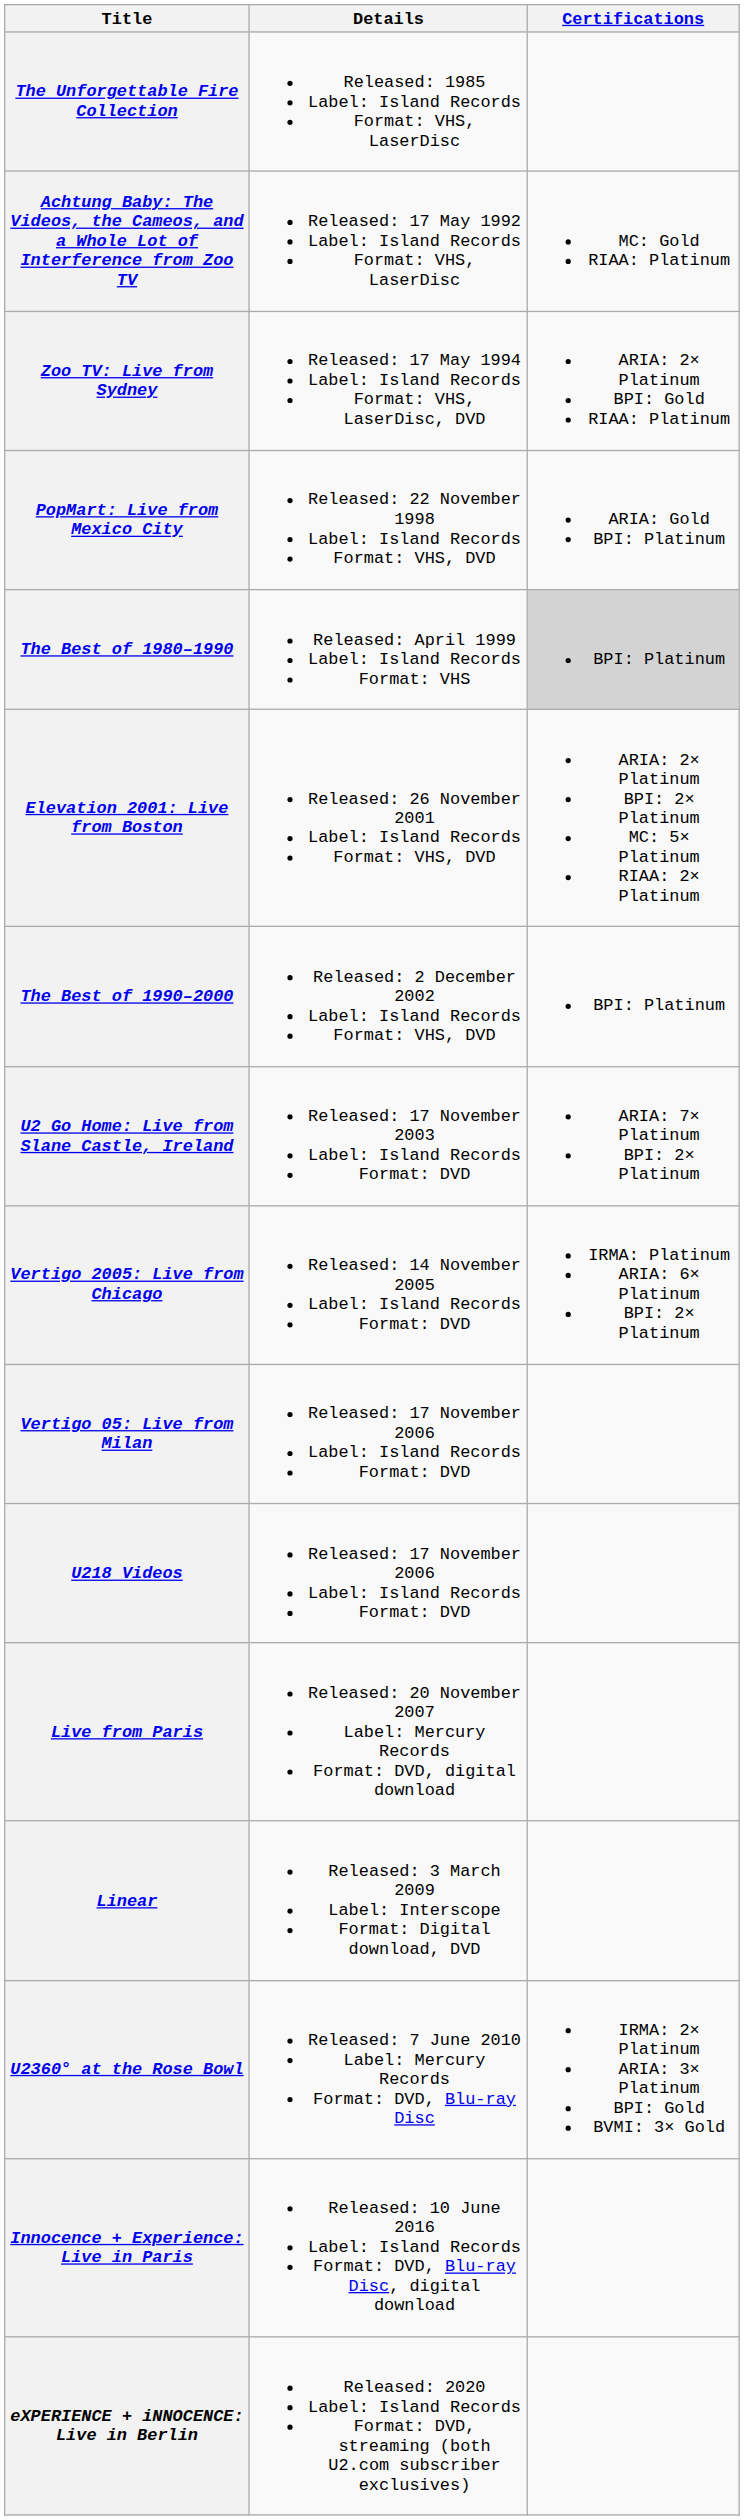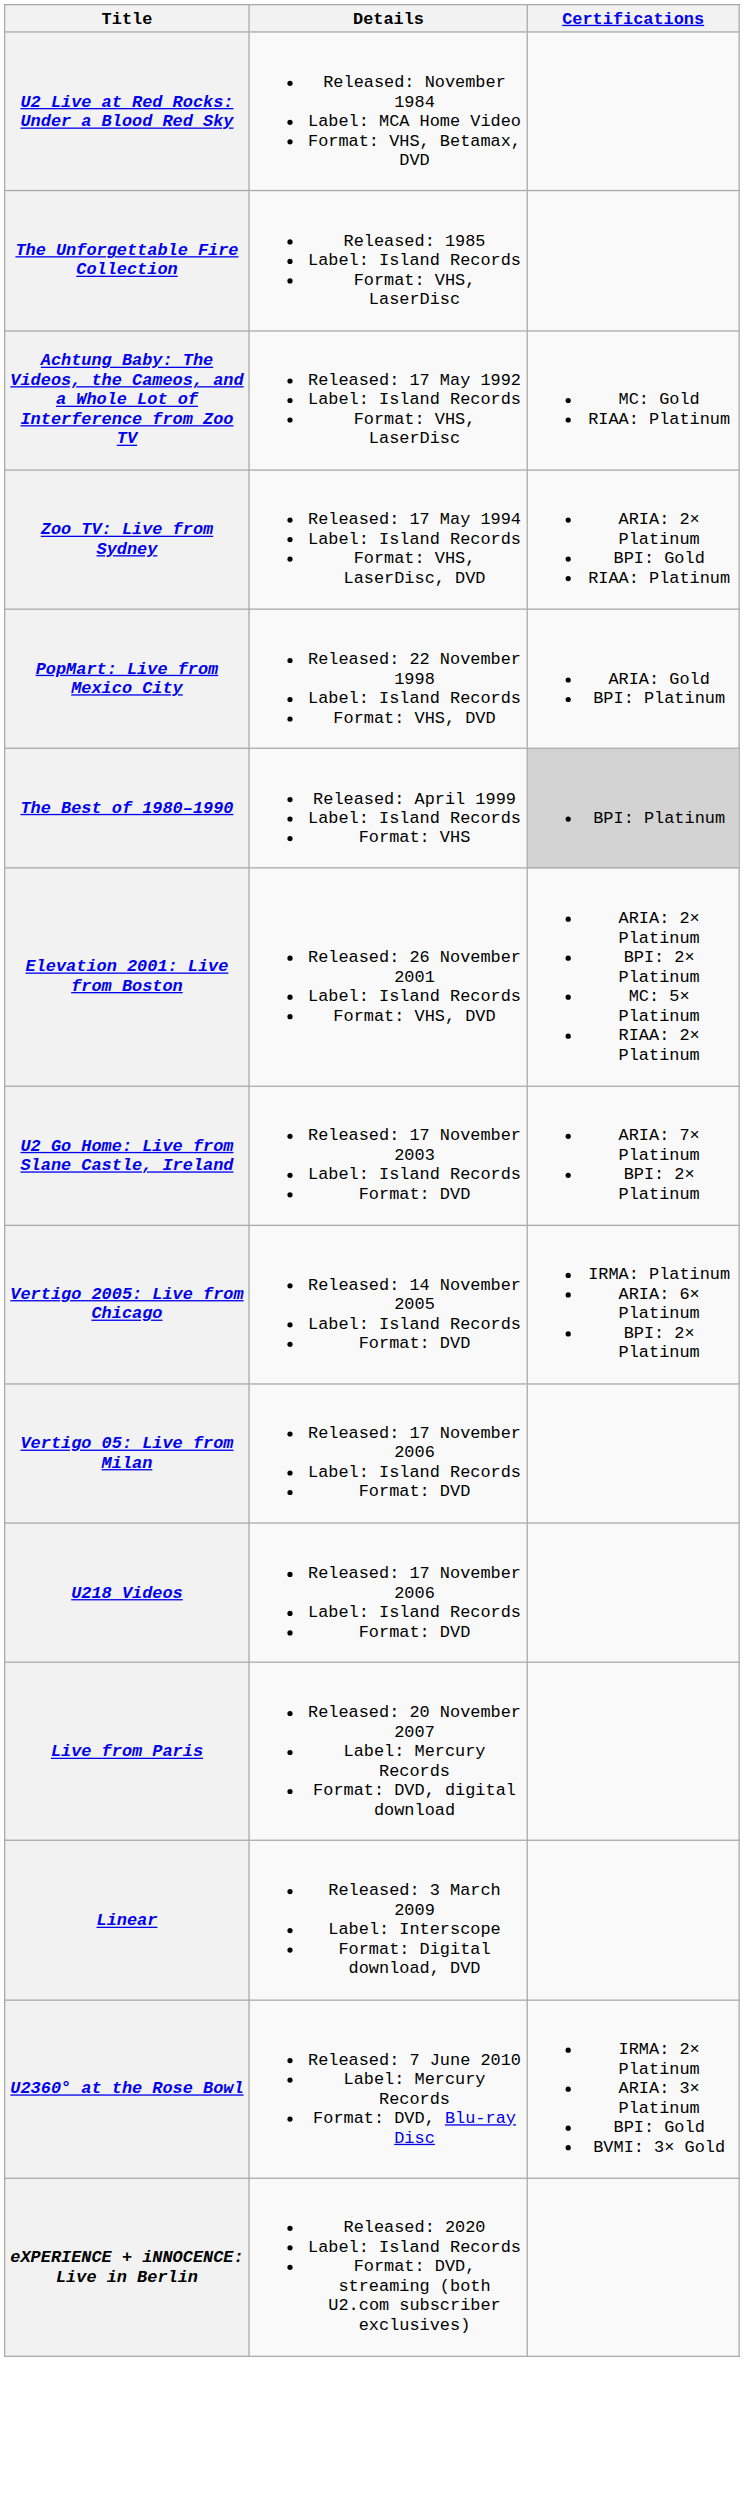+ row: (127, 112)
- row: (127, 996)
- row: (127, 2248)
